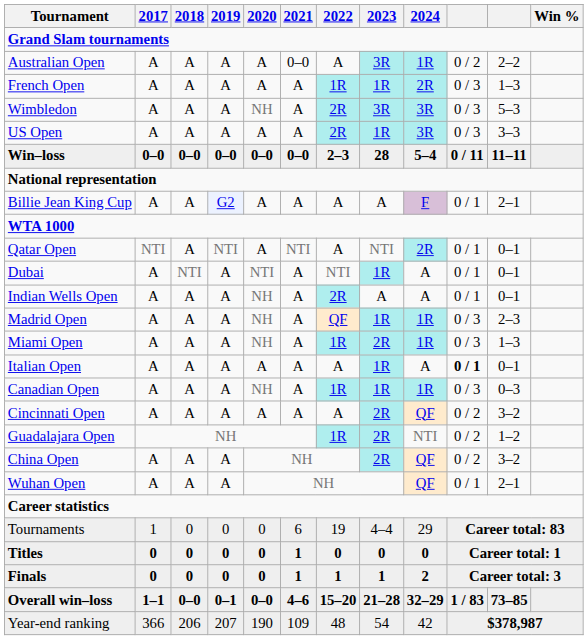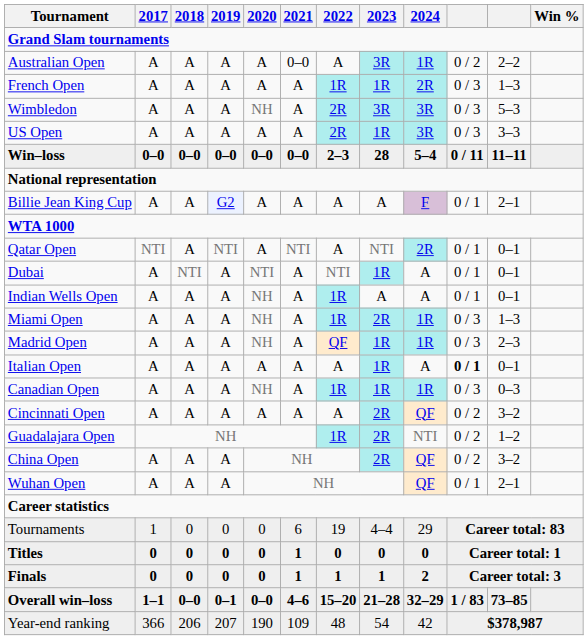(338, 296) 2R -> (338, 296) 1R
rows swapped: (45, 343) <-> (47, 319)
